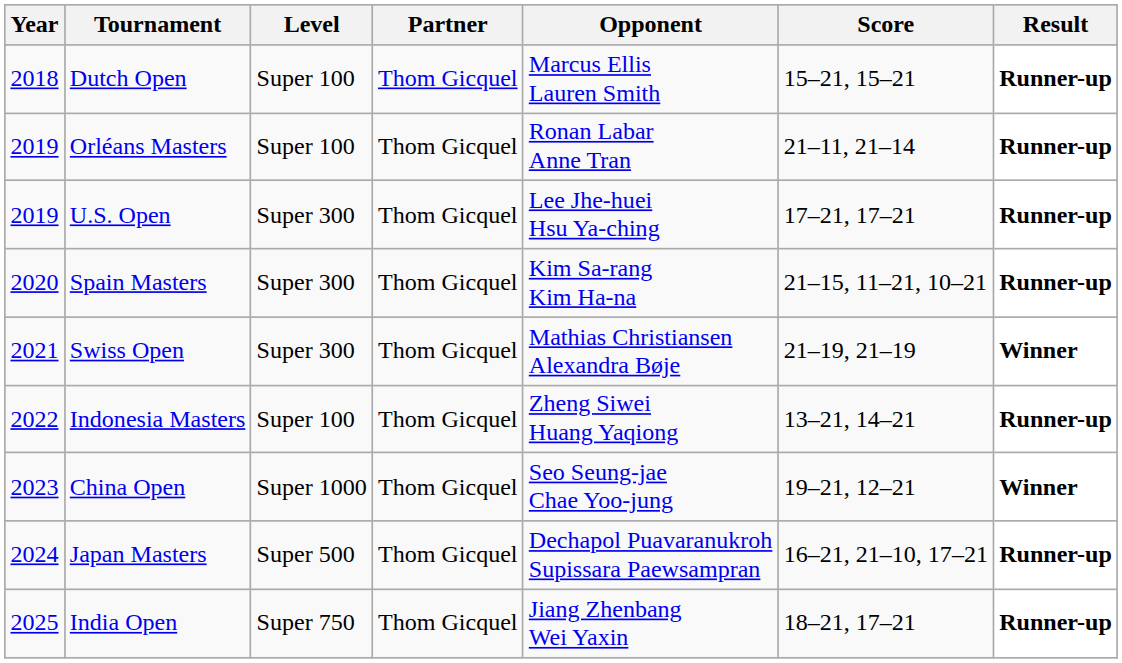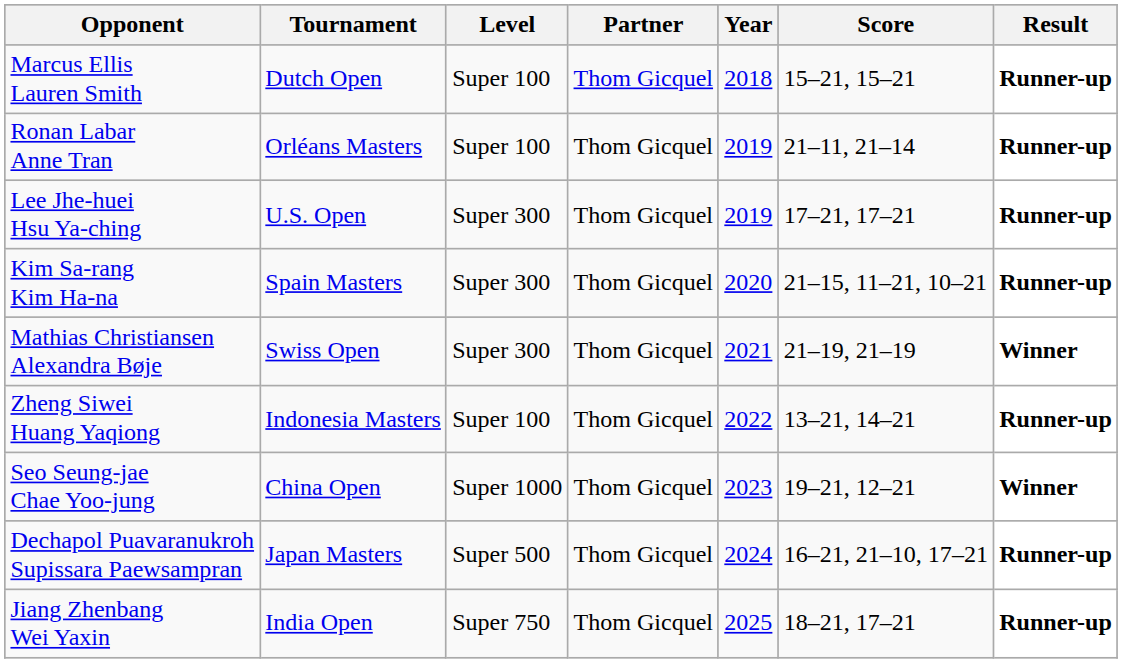columns swapped: (35, 24) <-> (651, 24)
